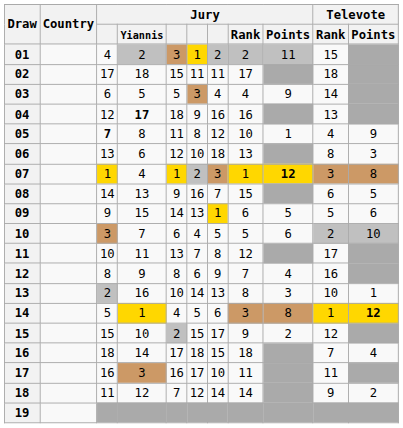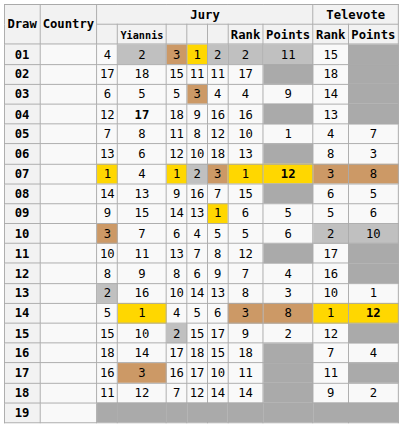(107, 134) bold -> (107, 134) normal
(373, 134) 9 -> (373, 134) 7
